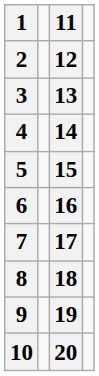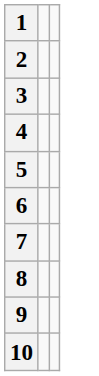- column: (66, 22)
